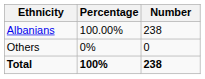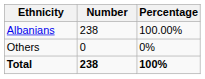columns swapped: (171, 13) <-> (109, 13)
